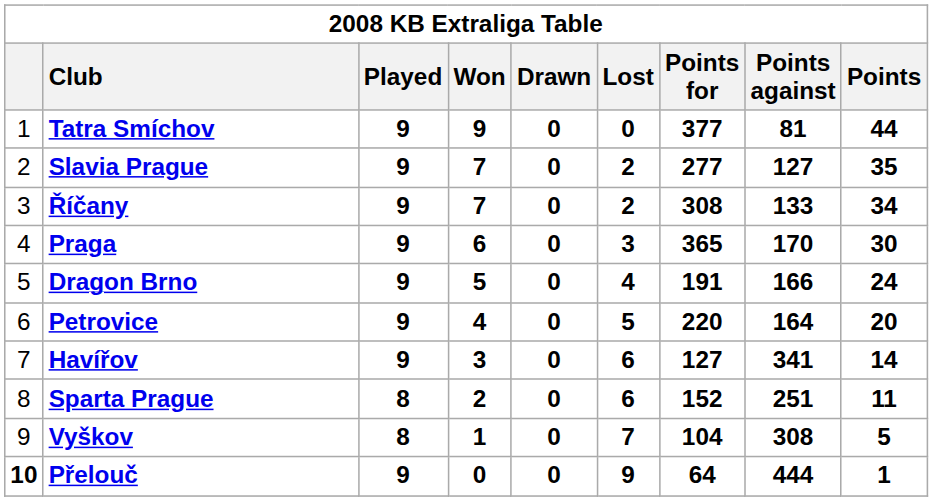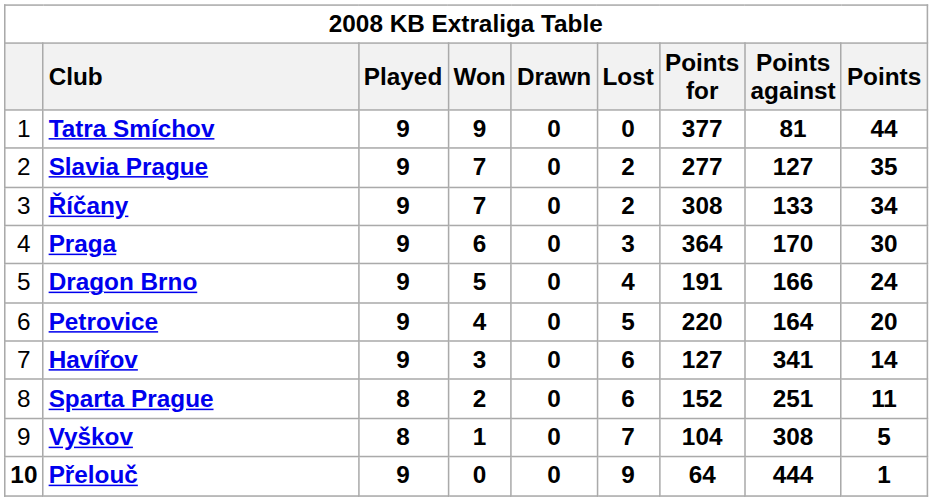(702, 244) 365 -> (702, 244) 364
